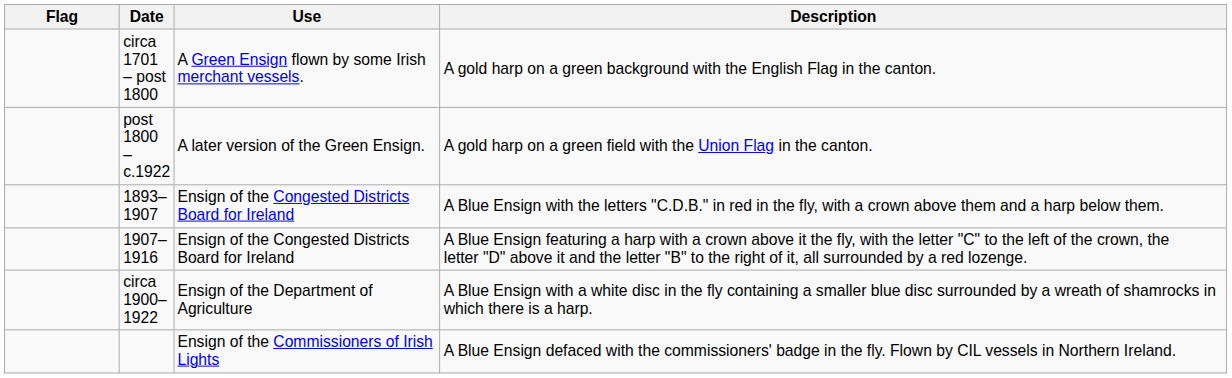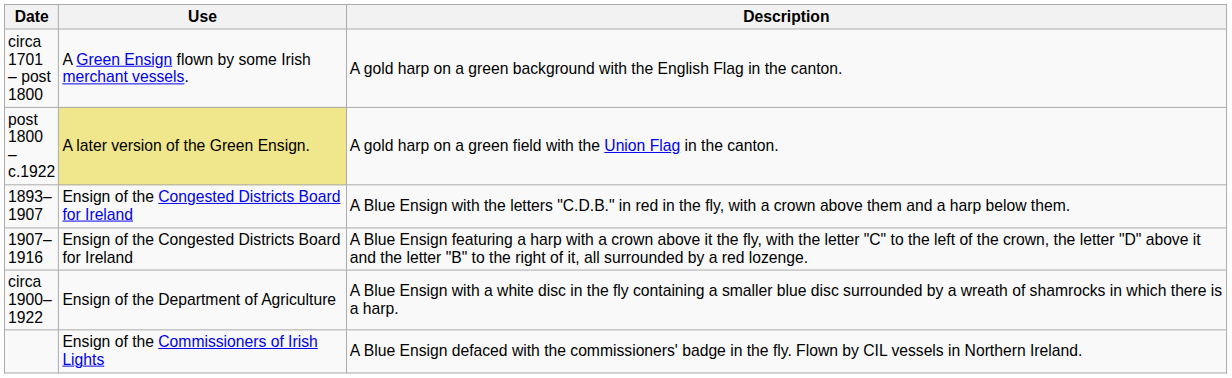- column: (62, 16)
(301, 146) no background -> (186, 146) khaki background
